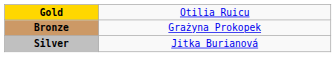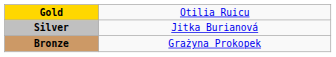rows swapped: (51, 44) <-> (51, 28)
